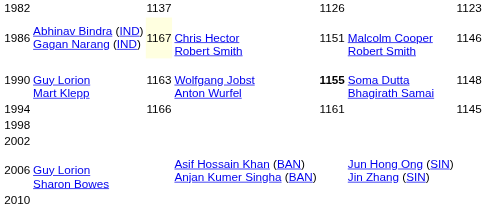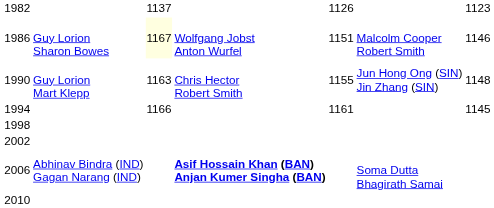(88, 38) Abhinav Bindra (IND) Gagan Narang (IND) -> (71, 44) Guy Lorion Sharon Bowes
(208, 44) Chris Hector Robert Smith -> (215, 44) Wolfgang Jobst Anton Wurfel
(215, 87) Wolfgang Jobst Anton Wurfel -> (208, 87) Chris Hector Robert Smith
(332, 80) bold -> (341, 80) normal
(391, 87) Soma Dutta Bhagirath Samai -> (409, 80) Jun Hong Ong (SIN) Jin Zhang (SIN)
(71, 177) Guy Lorion Sharon Bowes -> (88, 170) Abhinav Bindra (IND) Gagan Narang (IND)
(246, 170) normal -> (250, 170) bold
(401, 170) Jun Hong Ong (SIN) Jin Zhang (SIN) -> (400, 177) Soma Dutta Bhagirath Samai
